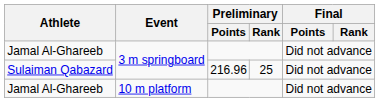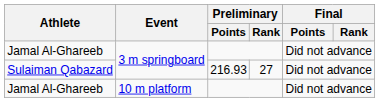(229, 70) 216.96 -> (229, 70) 216.93
(266, 70) 25 -> (266, 70) 27
